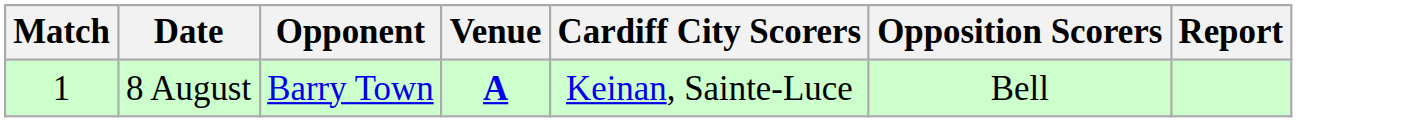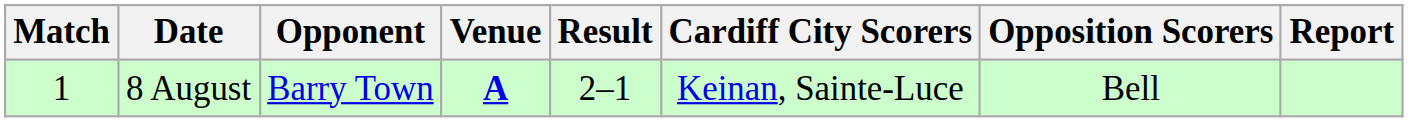+ column: (605, 32)
